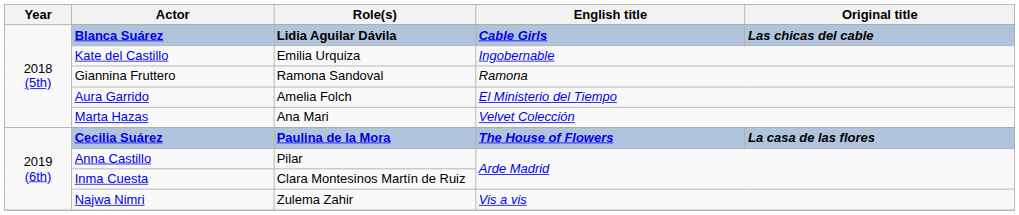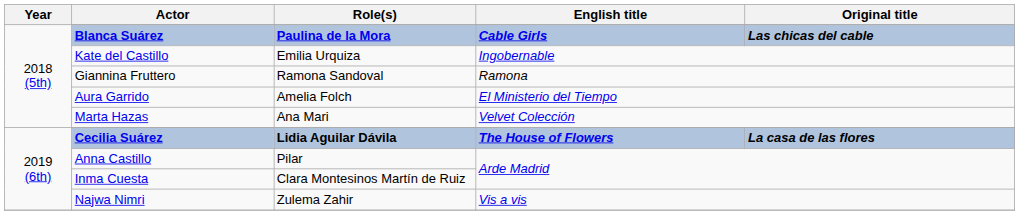(337, 35) Lidia Aguilar Dávila -> (334, 35) Paulina de la Mora
(334, 138) Paulina de la Mora -> (337, 138) Lidia Aguilar Dávila
